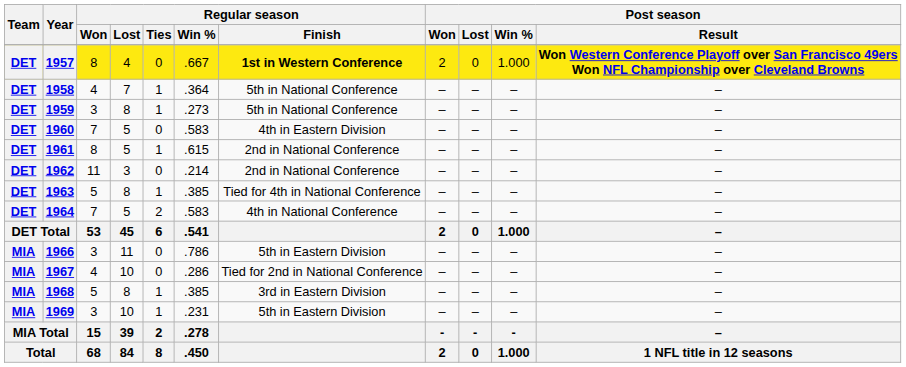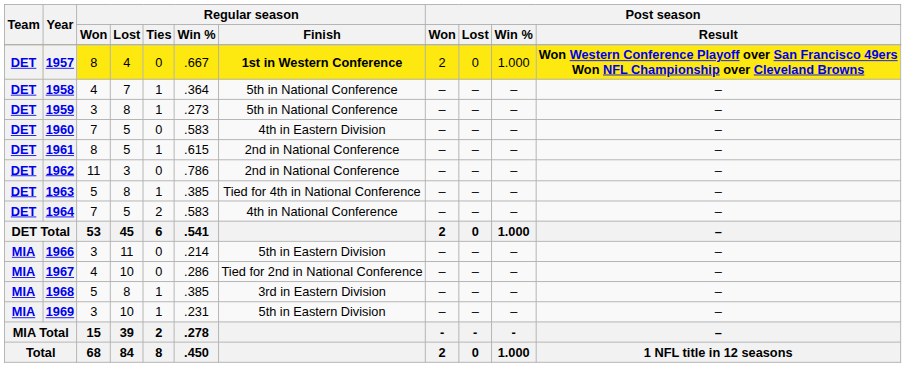(197, 170) .214 -> (197, 170) .786
(197, 251) .786 -> (197, 251) .214
